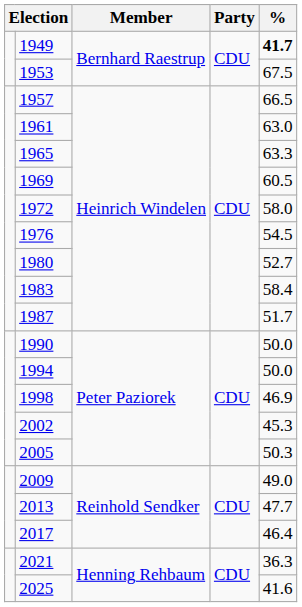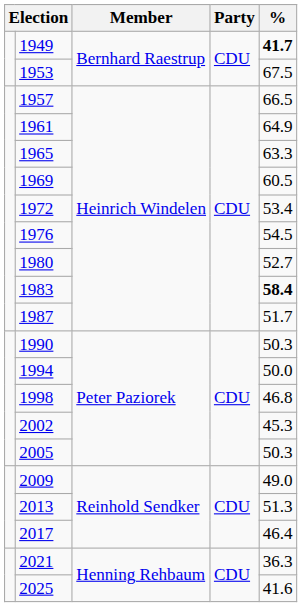(278, 126) 63.0 -> (278, 126) 64.9
(278, 208) 58.0 -> (278, 208) 53.4
(278, 289) normal -> (278, 289) bold
(278, 343) 50.0 -> (278, 343) 50.3
(278, 398) 46.9 -> (278, 398) 46.8
(278, 506) 47.7 -> (278, 506) 51.3
